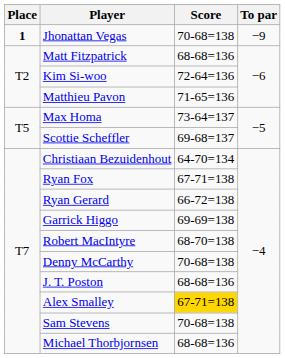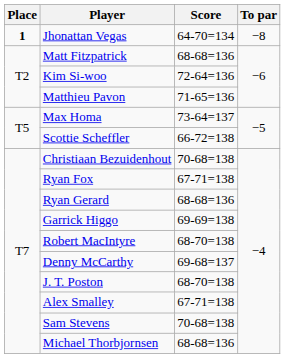(206, 35) 70-68=138 -> (206, 35) 64-70=134
(259, 35) −9 -> (259, 35) −8
(206, 138) 69-68=137 -> (206, 138) 66-72=138
(206, 158) 64-70=134 -> (206, 158) 70-68=138
(206, 199) 66-72=138 -> (206, 199) 68-68=136
(206, 261) 70-68=138 -> (206, 261) 69-68=137
(206, 281) 68-68=136 -> (206, 281) 68-70=138
(206, 302) gold background -> (206, 302) no background
